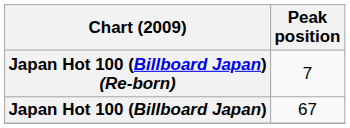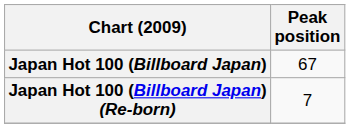rows swapped: (138, 73) <-> (138, 109)
